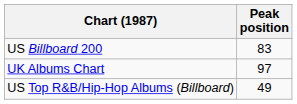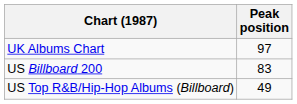rows swapped: (56, 68) <-> (55, 48)
